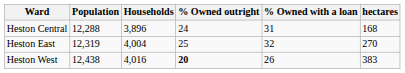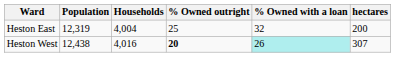- row: (37, 28)
(370, 44) 270 -> (360, 28) 200
(269, 60) no background -> (259, 44) paleturquoise background
(370, 60) 383 -> (360, 44) 307
